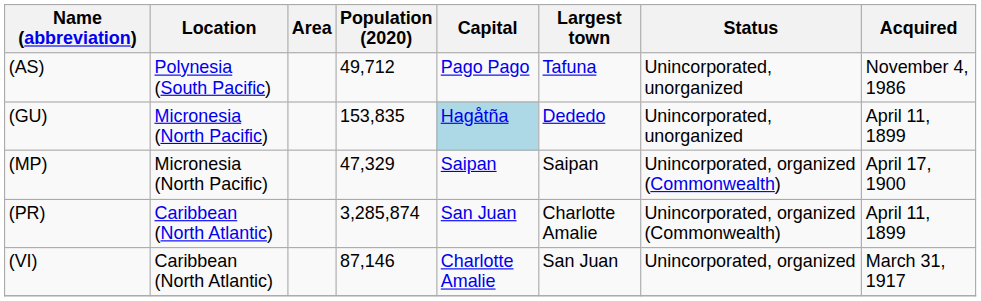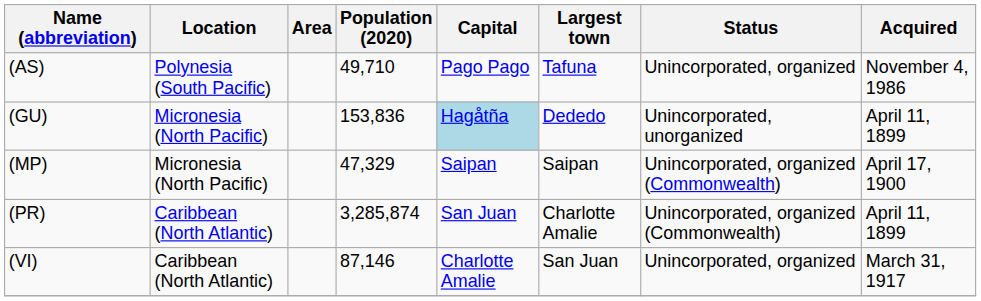(367, 67) 49,712 -> (367, 67) 49,710
(708, 77) Unincorporated, unorganized -> (750, 67) Unincorporated, organized
(372, 115) 153,835 -> (372, 115) 153,836
